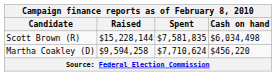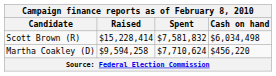(126, 38) $15,228,144 -> (126, 38) $15,228,414
(182, 38) $7,581,835 -> (182, 38) $7,581,832
